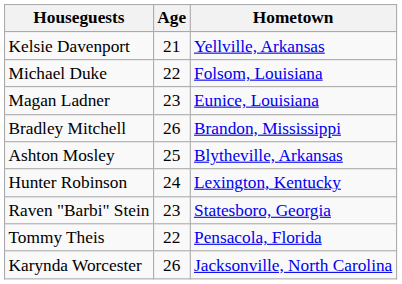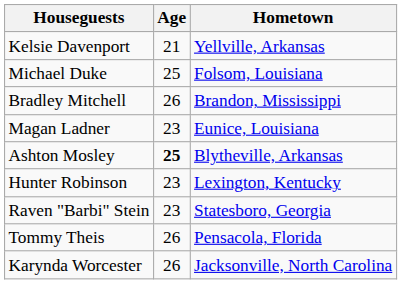(172, 73) 22 -> (172, 73) 25
rows swapped: (59, 100) <-> (67, 127)
(172, 155) normal -> (172, 155) bold
(172, 182) 24 -> (172, 182) 23
(172, 237) 22 -> (172, 237) 26
